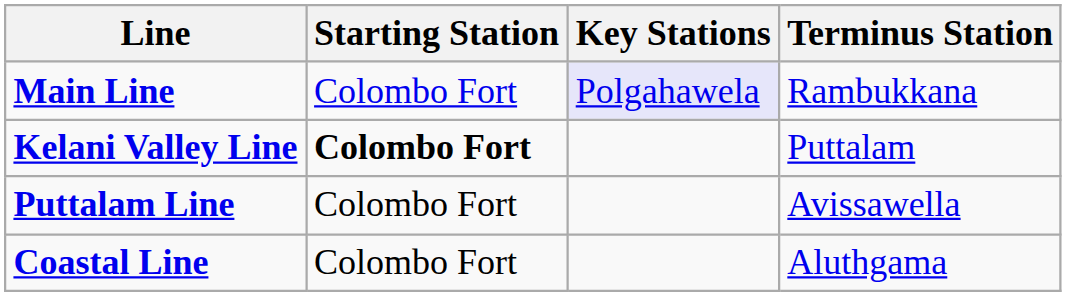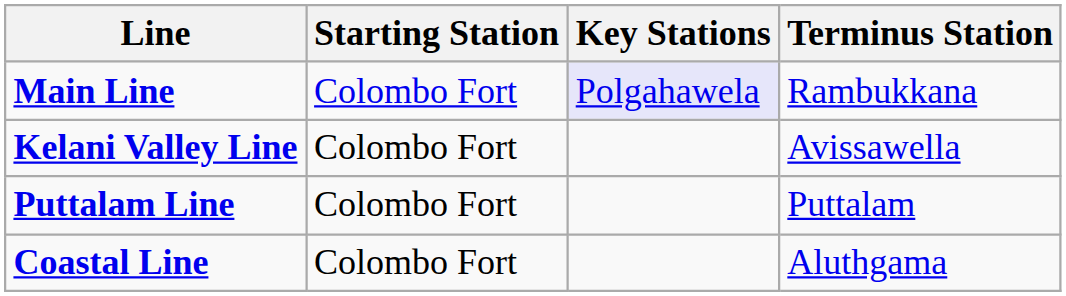(423, 147) bold -> (416, 147) normal
(851, 147) Puttalam -> (874, 147) Avissawella
(874, 204) Avissawella -> (851, 204) Puttalam
